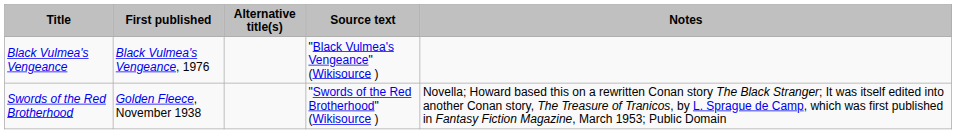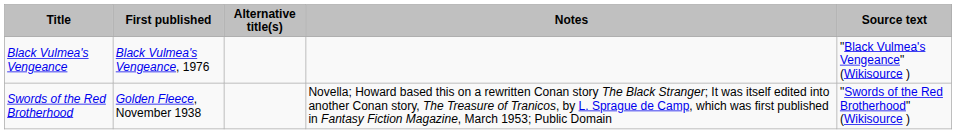columns swapped: (363, 20) <-> (686, 20)
